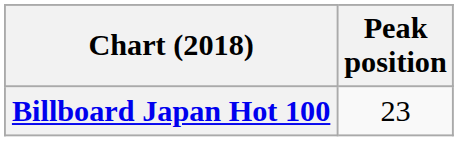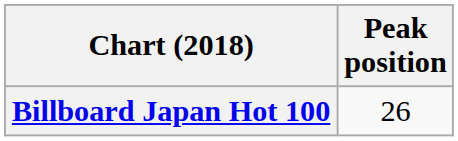(396, 110) 23 -> (396, 110) 26
